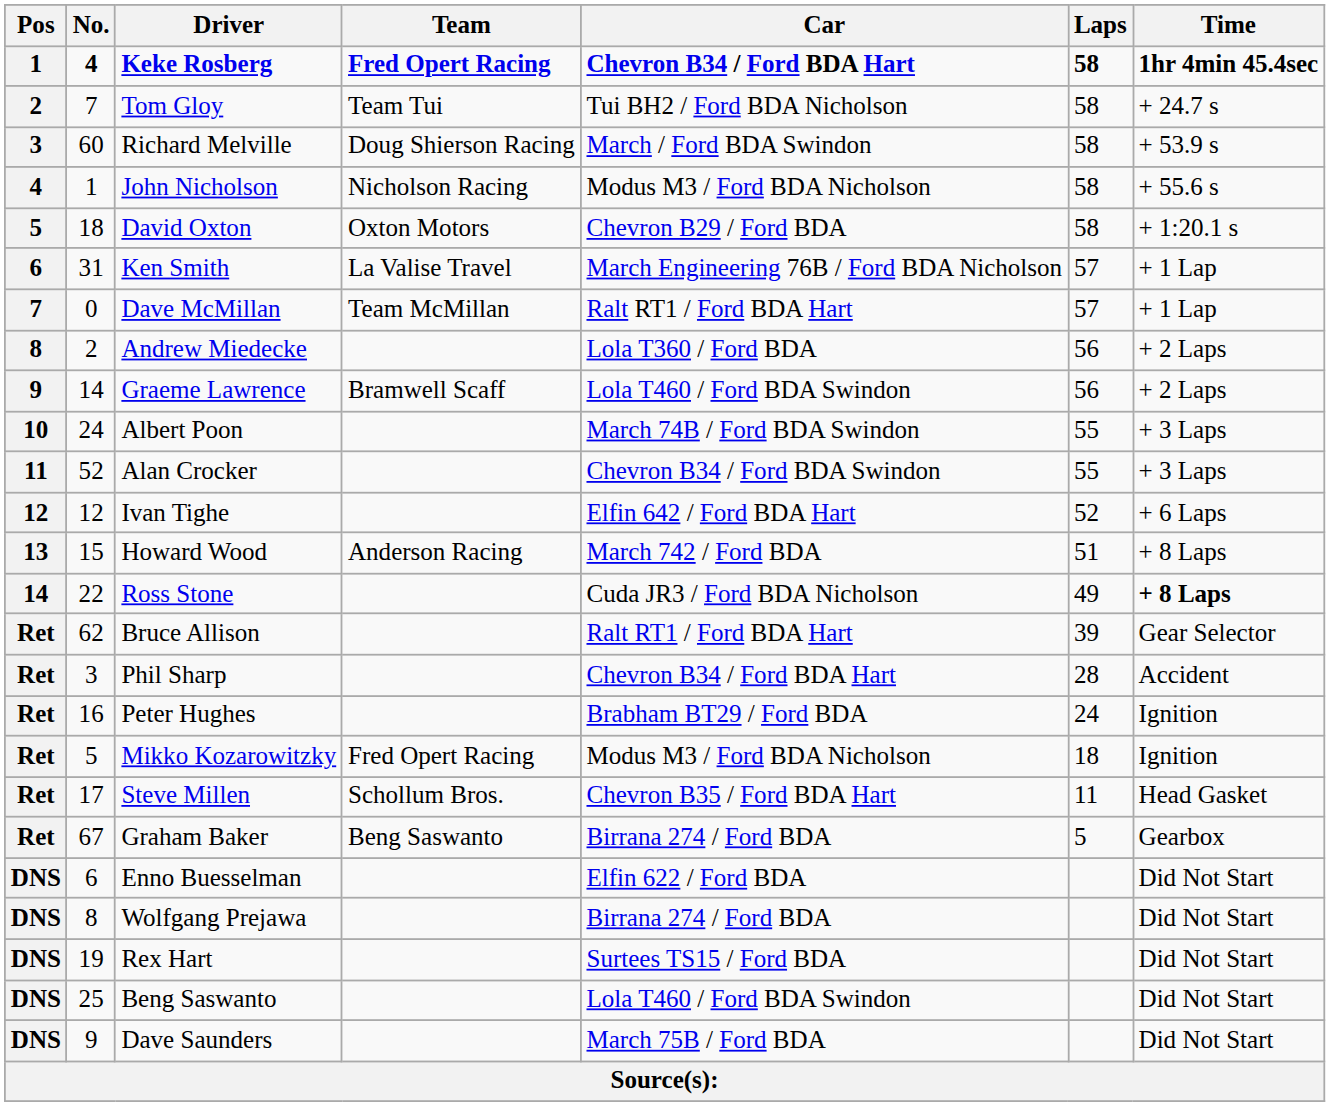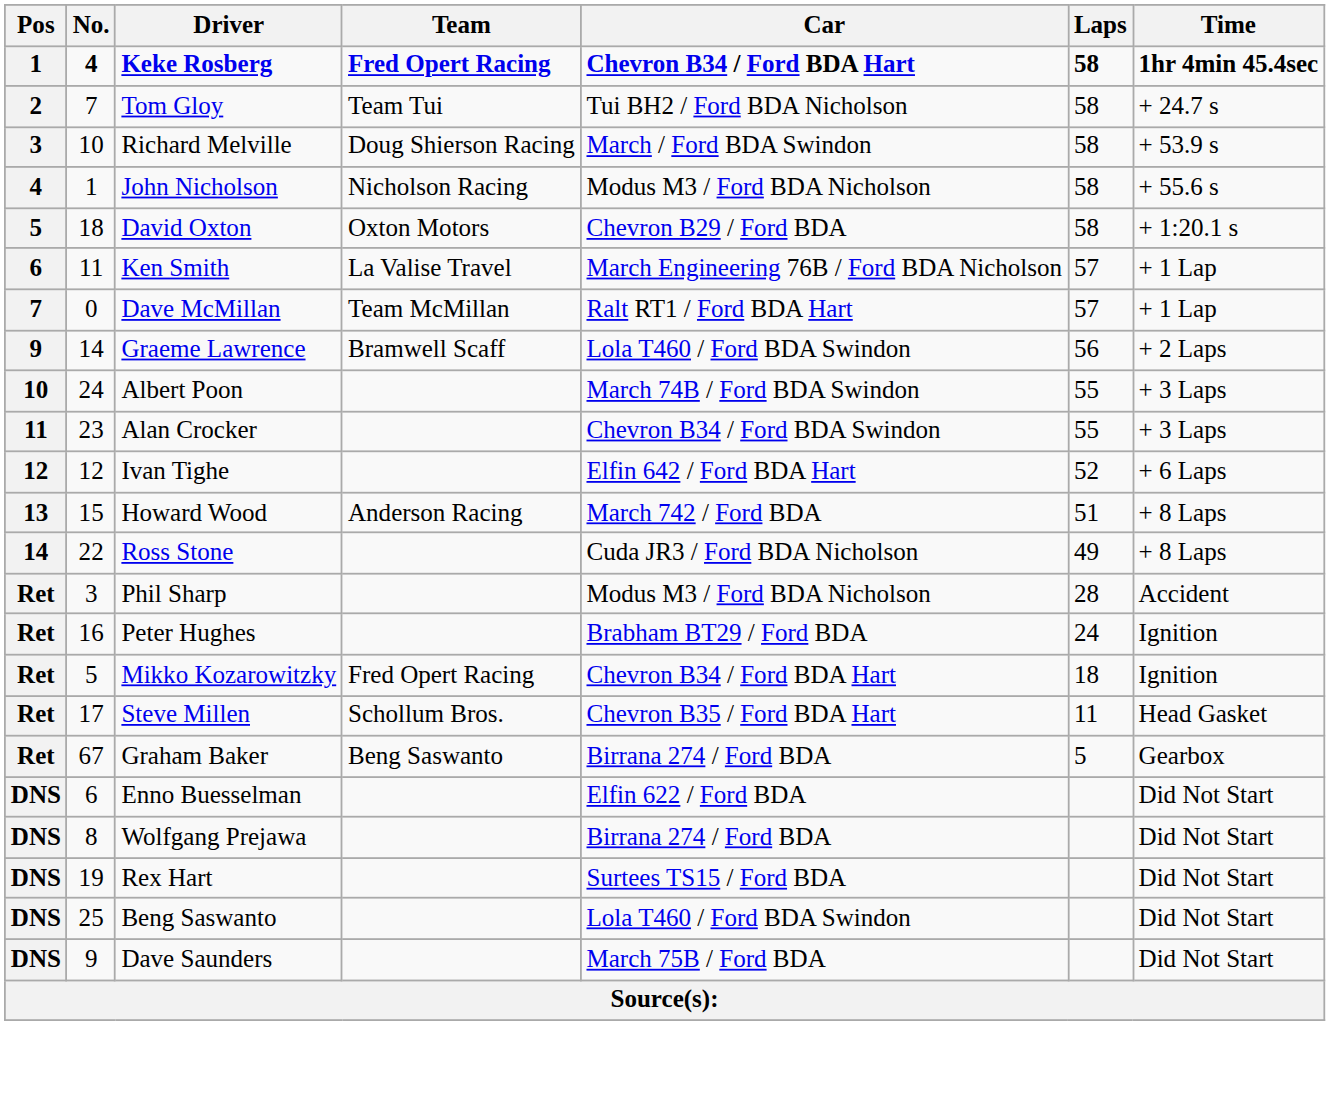(91, 146) 60 -> (91, 146) 10
(91, 268) 31 -> (91, 268) 11
- row: (214, 349)
(91, 471) 52 -> (91, 430) 23
(1185, 593) bold -> (1182, 552) normal
- row: (191, 633)
(741, 674) Chevron B34 / Ford BDA Hart -> (759, 593) Modus M3 / Ford BDA Nicholson
(759, 755) Modus M3 / Ford BDA Nicholson -> (741, 674) Chevron B34 / Ford BDA Hart
